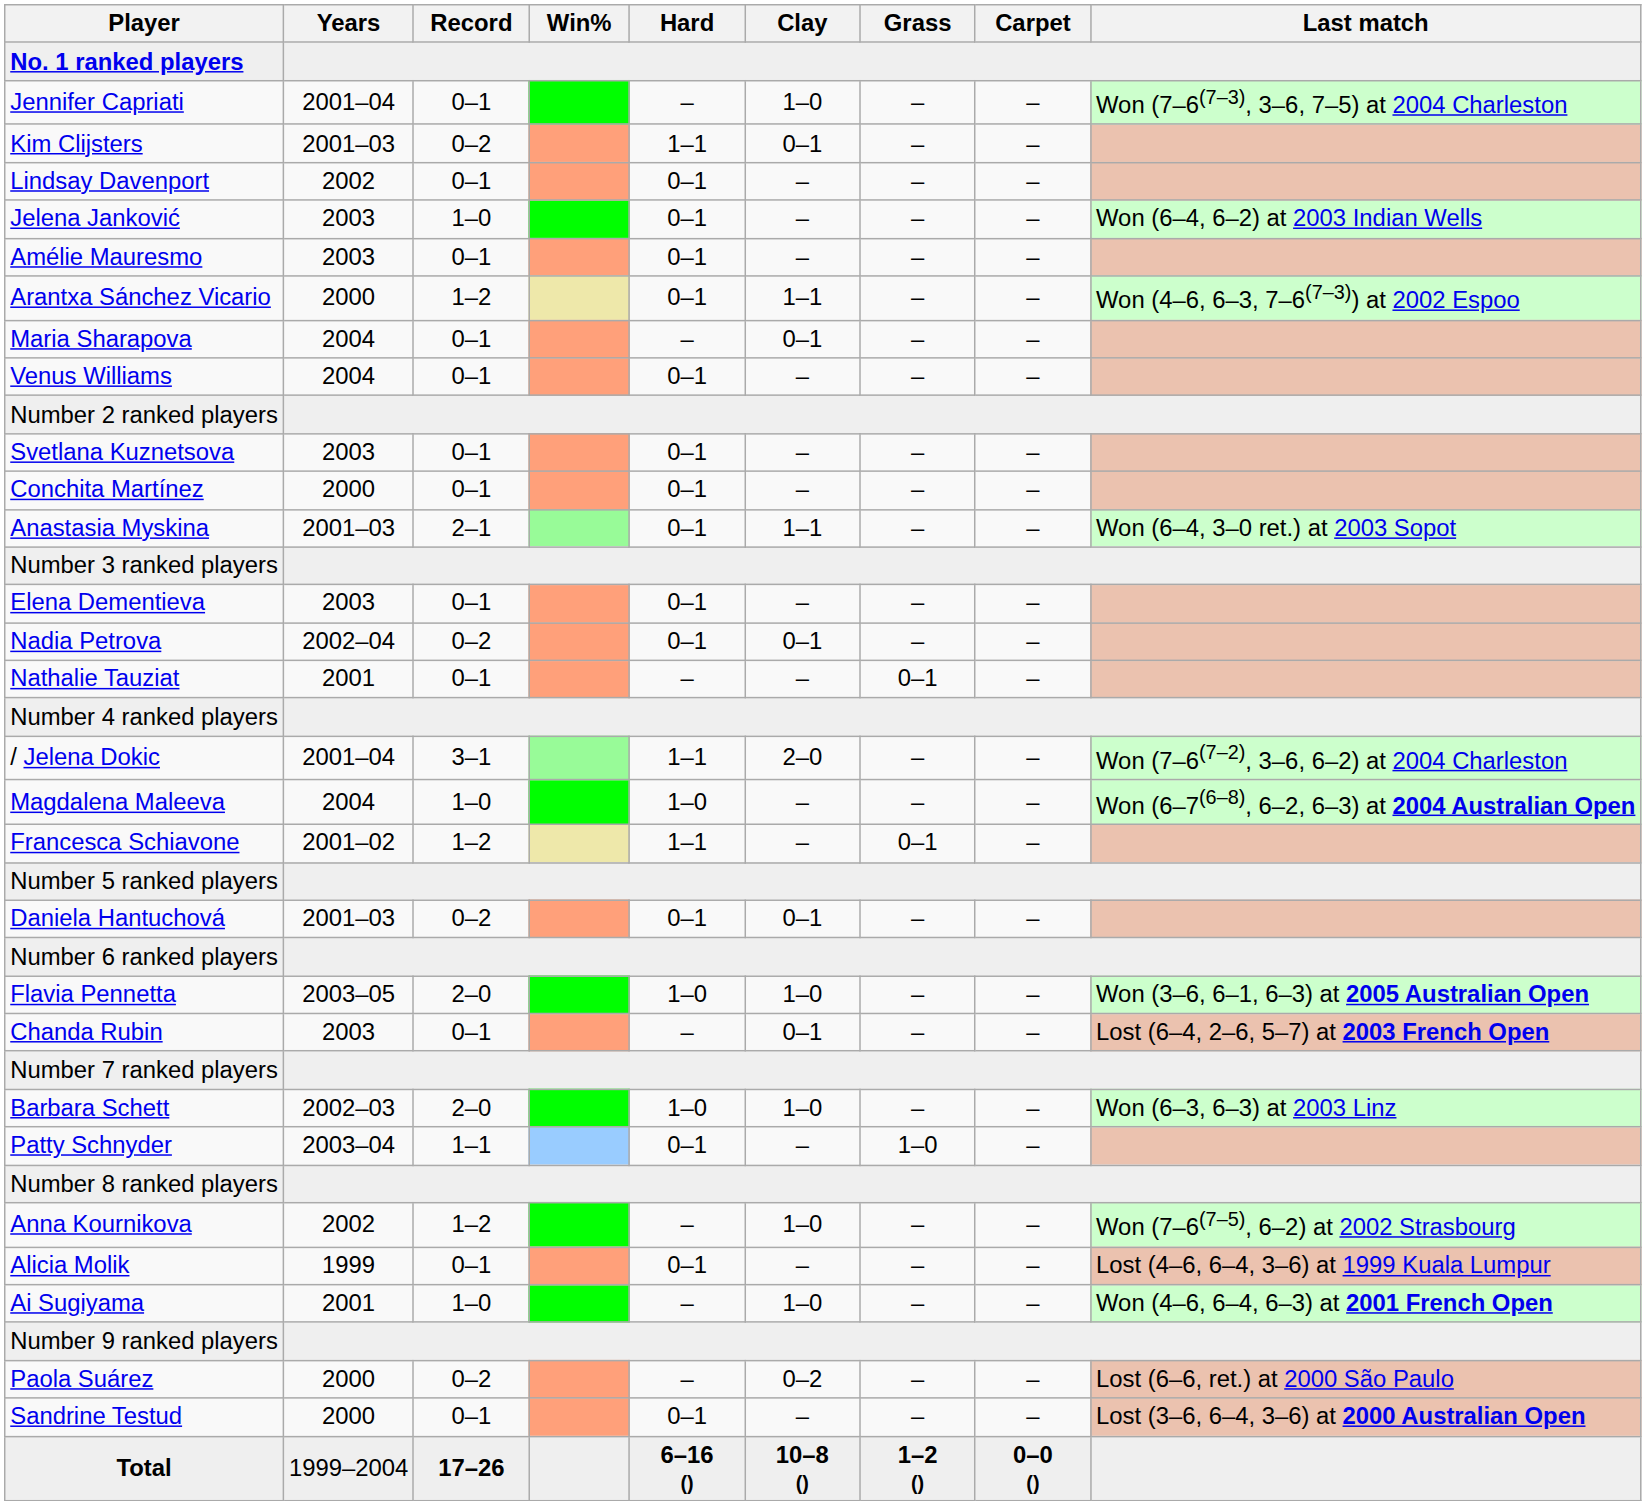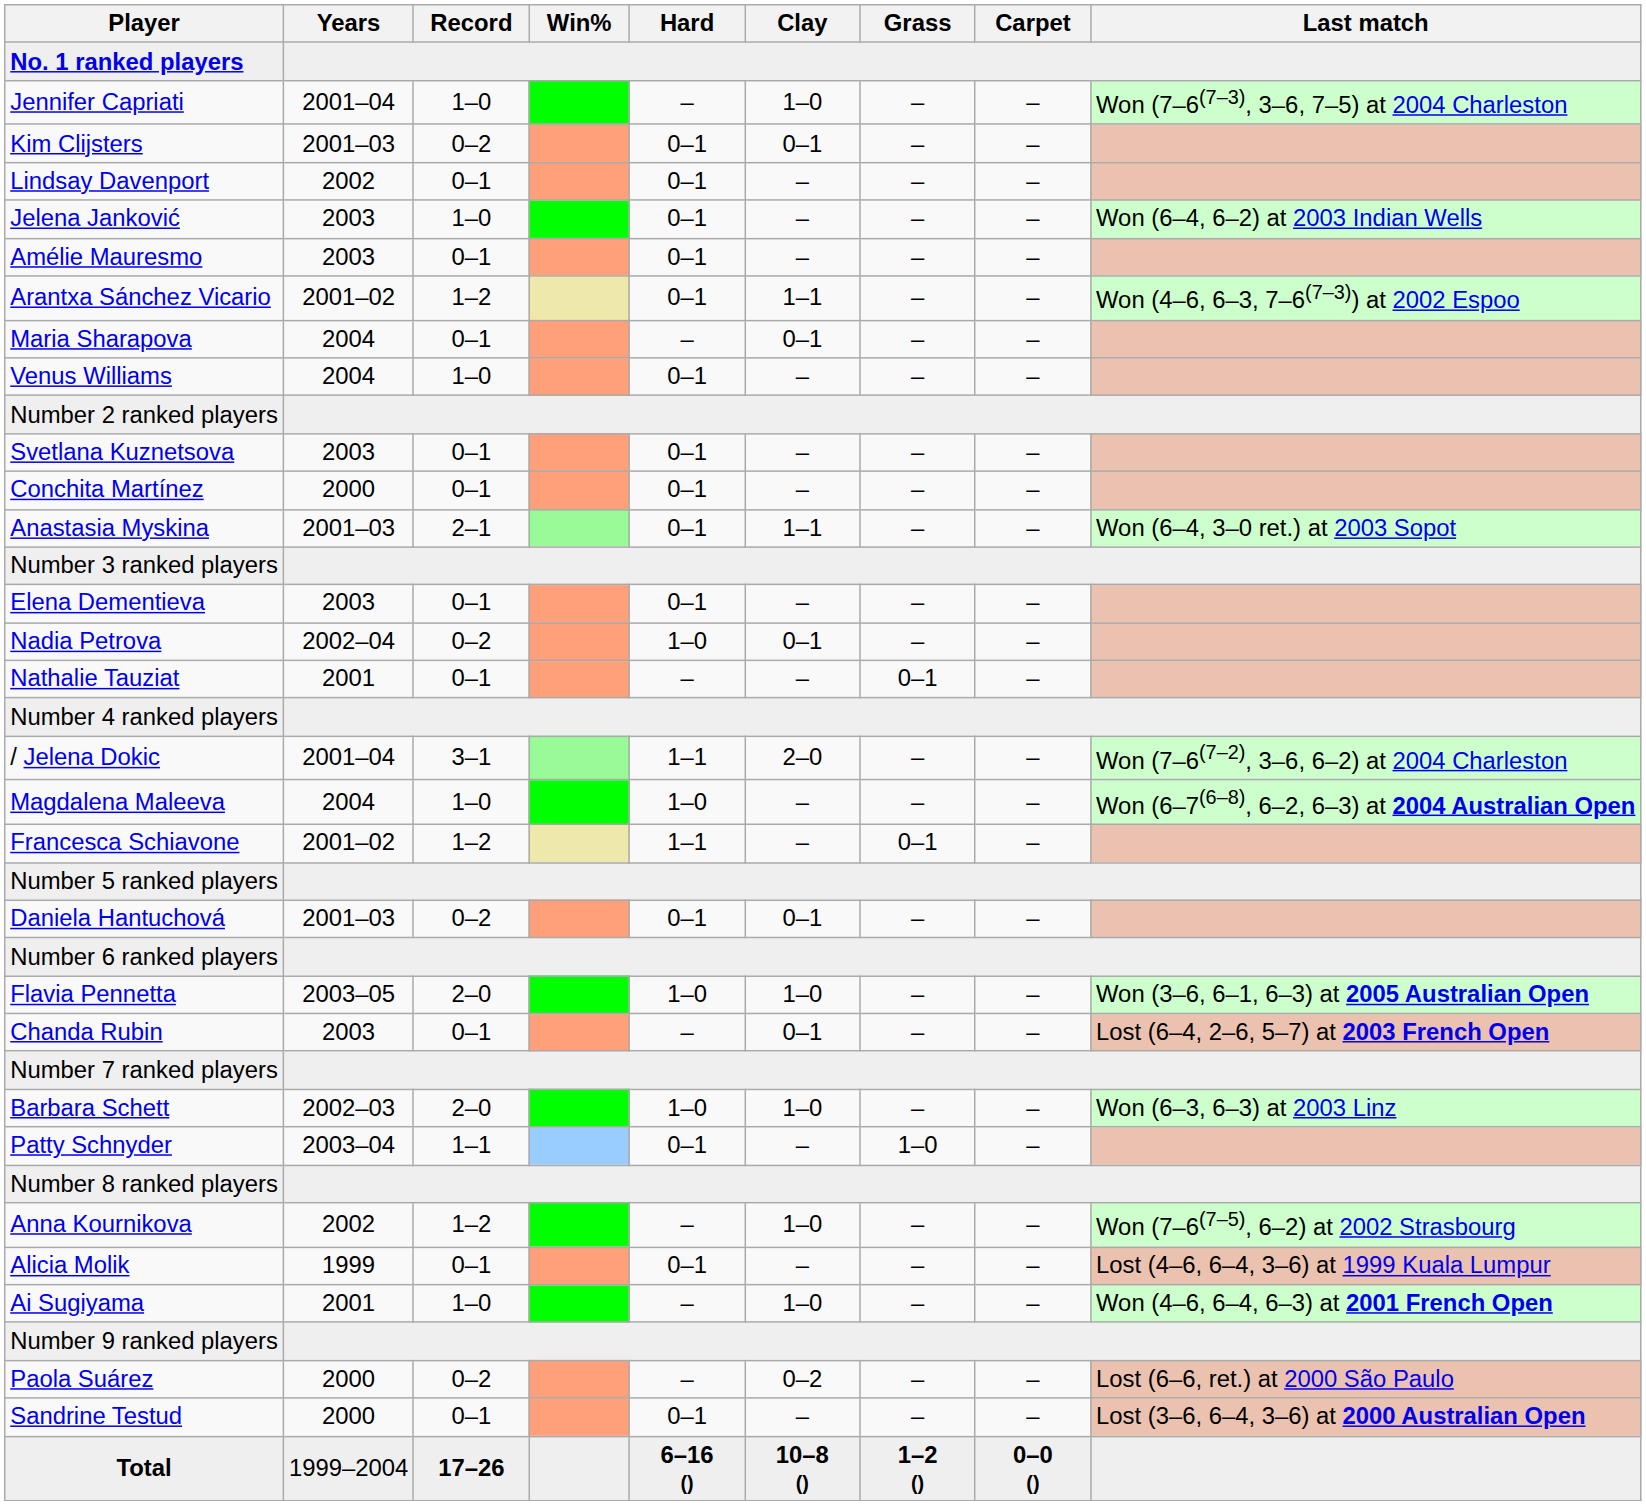(471, 102) 0–1 -> (471, 102) 1–0
(687, 143) 1–1 -> (687, 143) 0–1
(349, 297) 2000 -> (349, 297) 2001–02
(471, 376) 0–1 -> (471, 376) 1–0
(687, 641) 0–1 -> (687, 641) 1–0
